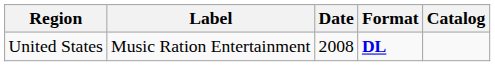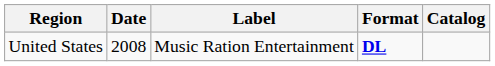columns swapped: (336, 18) <-> (211, 18)
